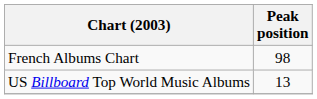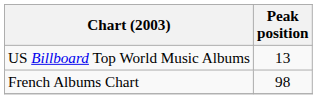rows swapped: (73, 57) <-> (129, 81)
